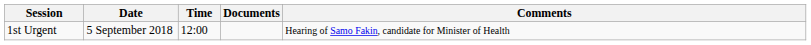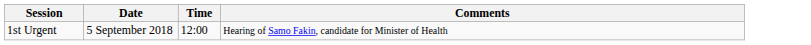- column: (252, 13)
